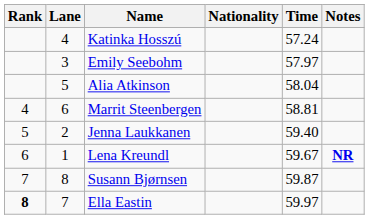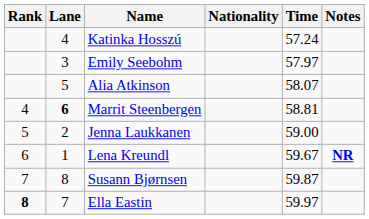(302, 86) 58.04 -> (302, 86) 58.07
(65, 109) normal -> (65, 109) bold
(302, 132) 59.40 -> (302, 132) 59.00
